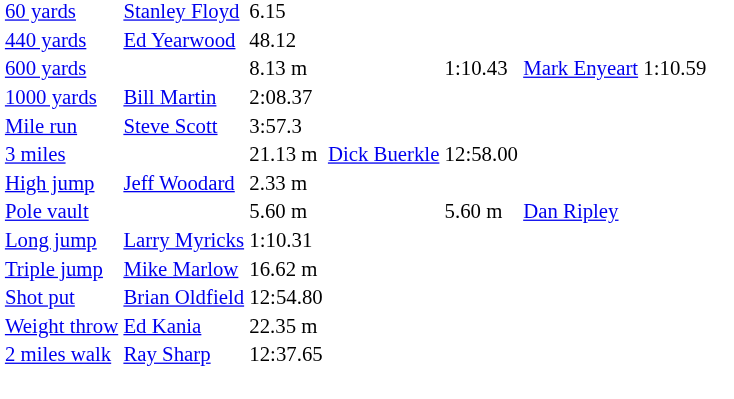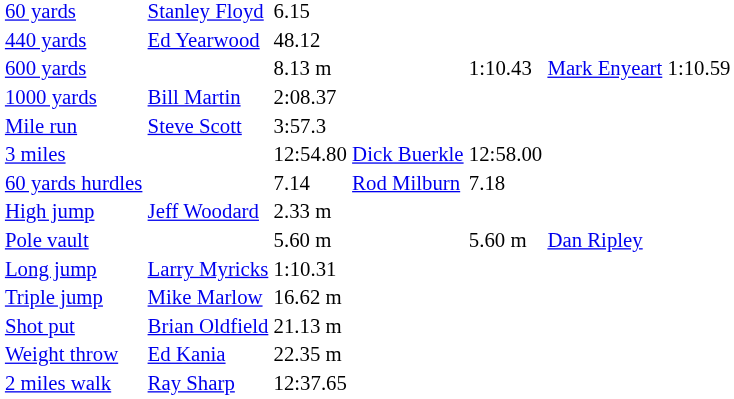(283, 154) 21.13 m -> (310, 154) 12:54.80
+ row: (74, 183)
(286, 297) 12:54.80 -> (308, 326) 21.13 m
